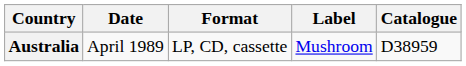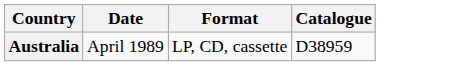- column: (334, 18)
